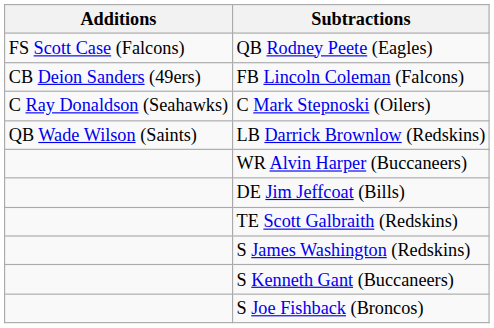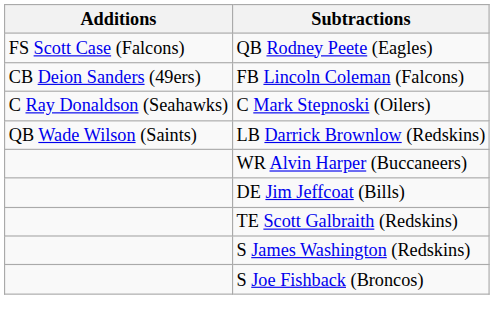- row: (345, 279)
